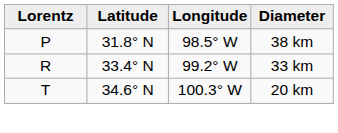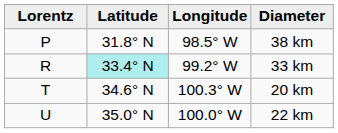(128, 66) no background -> (128, 66) paleturquoise background
+ row: (292, 115)
